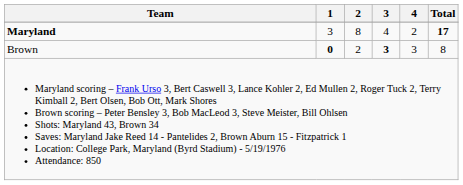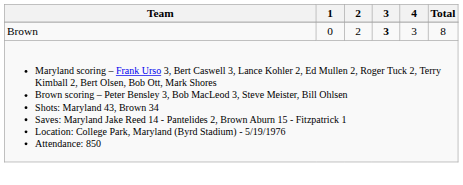- row: (31, 31)
(330, 49) bold -> (330, 31) normal
